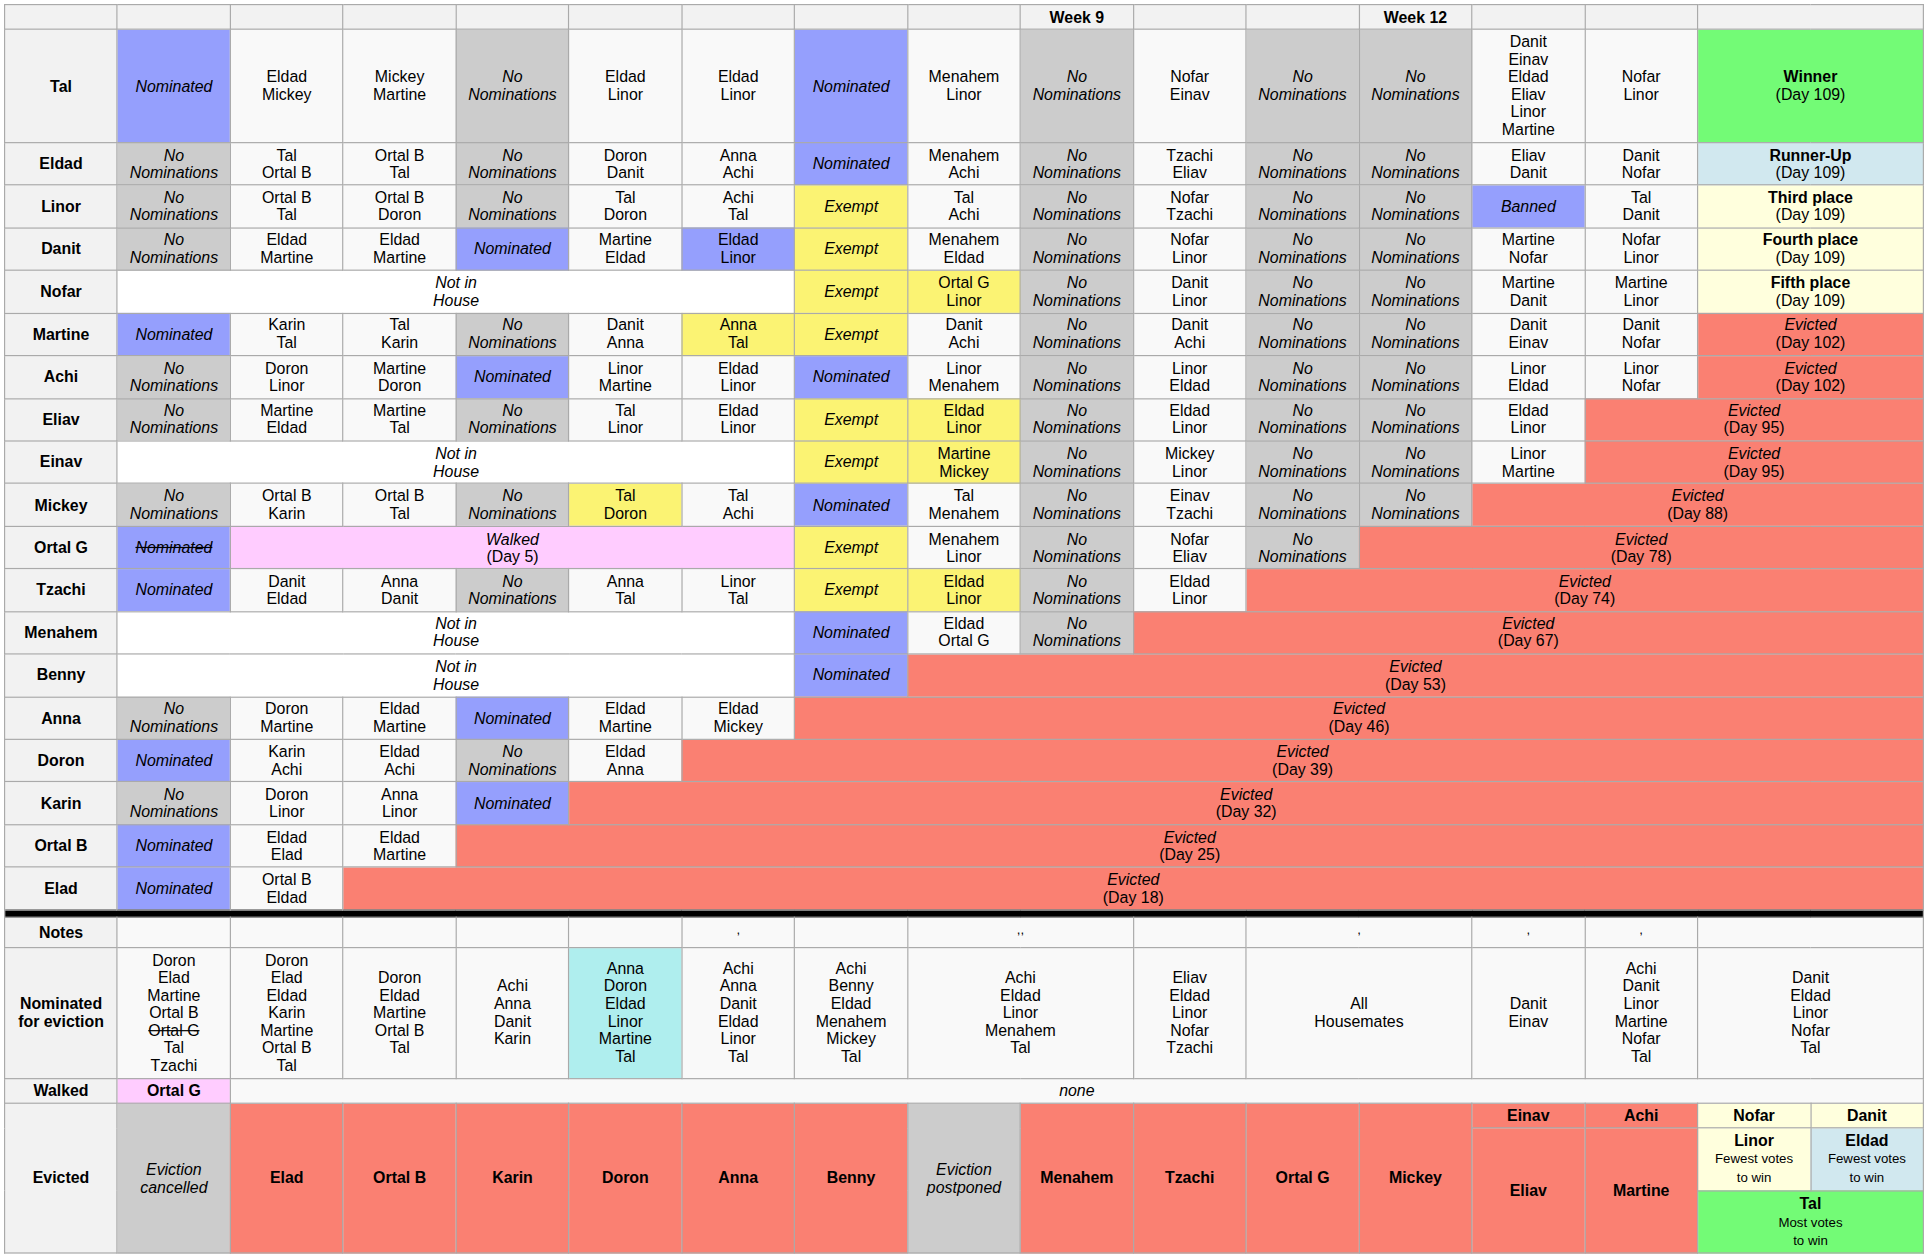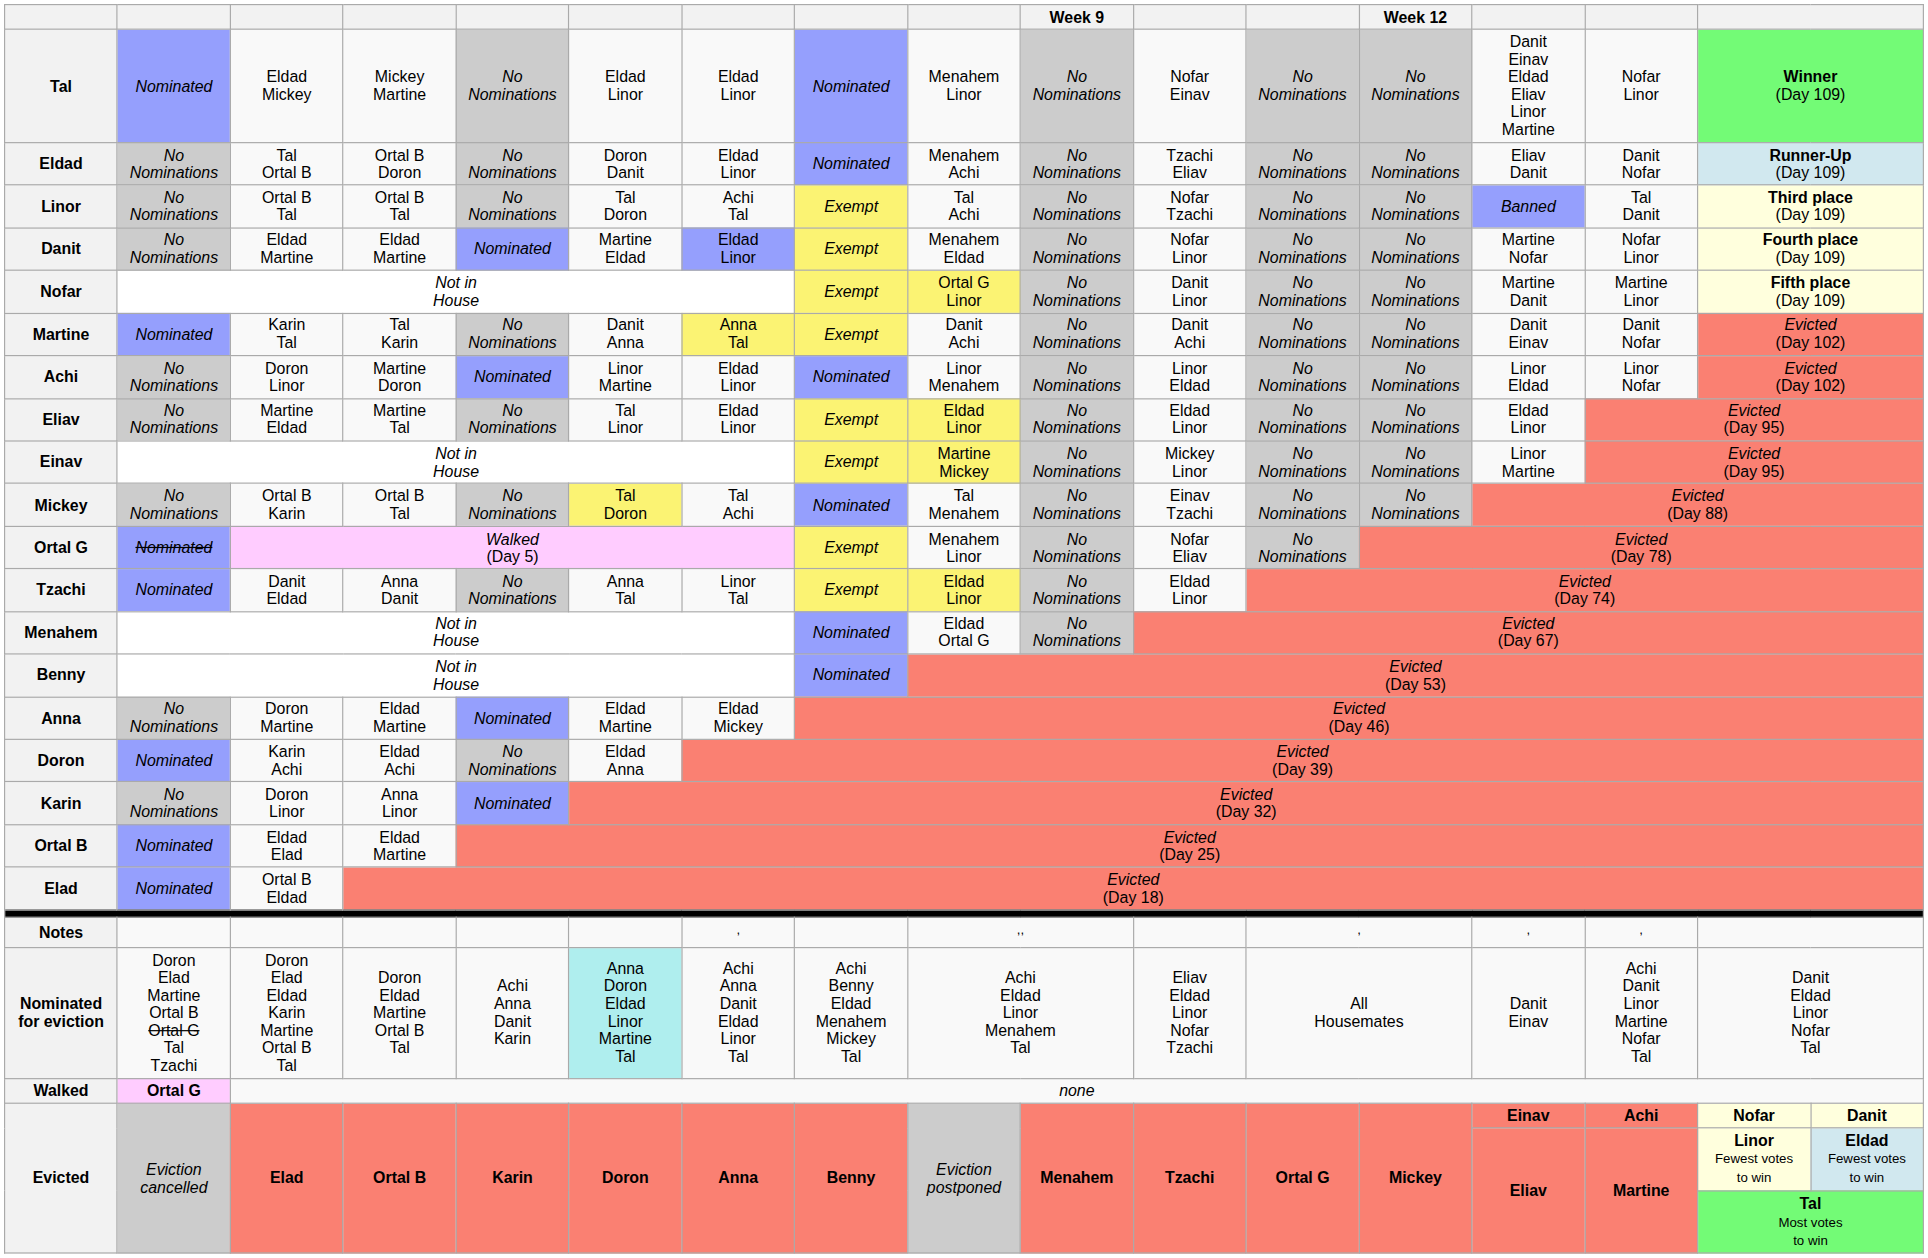(400, 163) Ortal B Tal -> (400, 163) Ortal B Doron
(738, 163) Anna Achi -> (738, 163) Eldad Linor
(400, 206) Ortal B Doron -> (400, 206) Ortal B Tal
